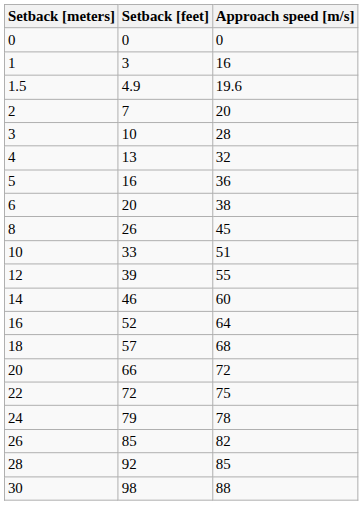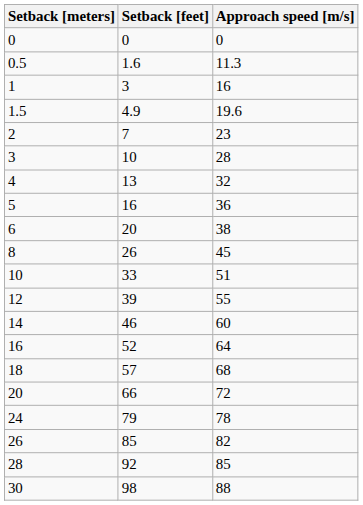+ row: (17, 63)
(223, 110) 20 -> (223, 134) 23
- row: (15, 393)
